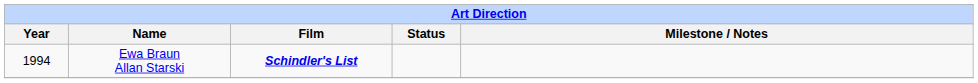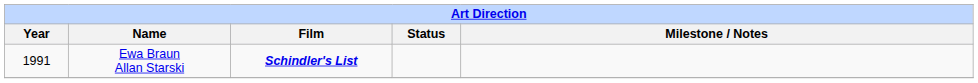(37, 61) 1994 -> (37, 61) 1991
